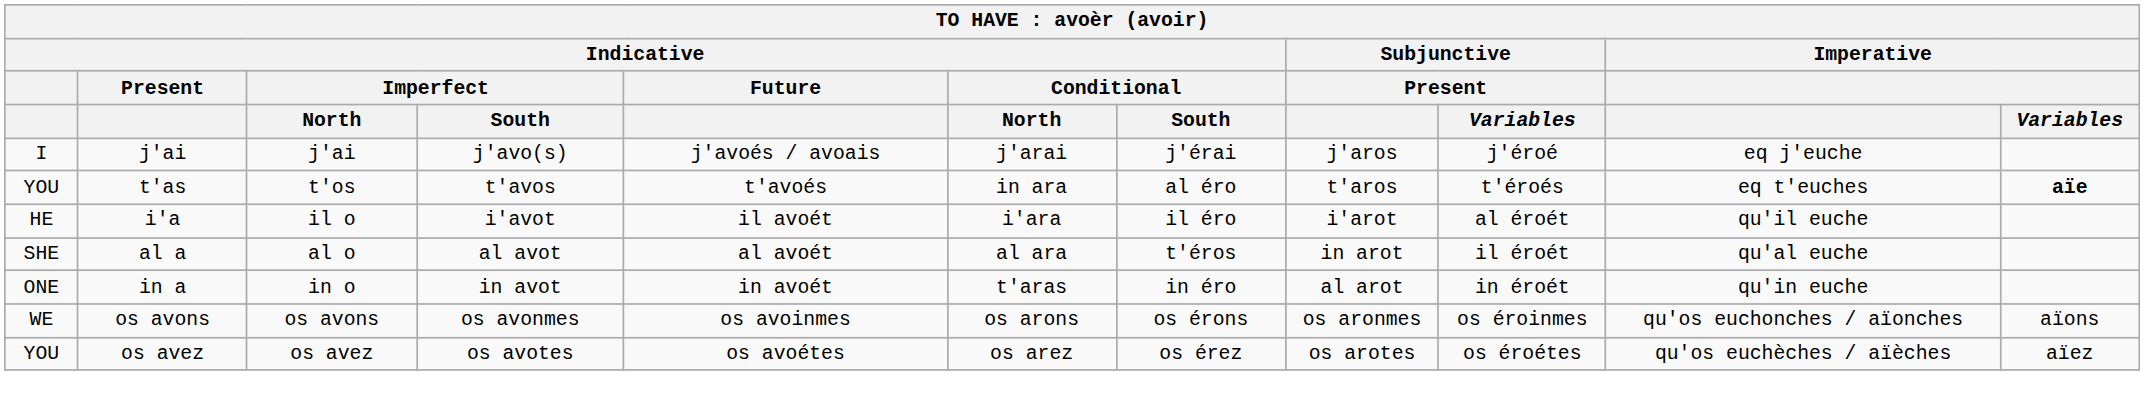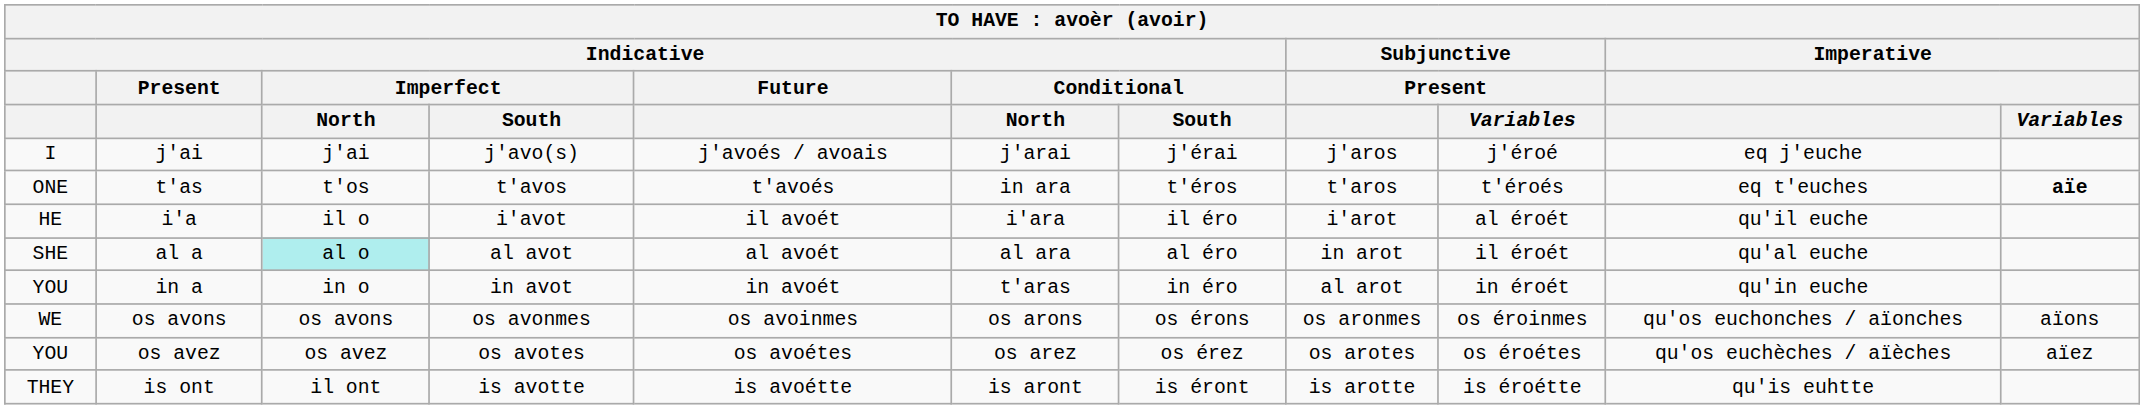(41, 187) YOU -> (50, 187) ONE
(1201, 187) al éro -> (1202, 187) t'éros
(332, 254) no background -> (346, 254) paleturquoise background
(1201, 254) t'éros -> (1202, 254) al éro
(41, 287) ONE -> (50, 287) YOU
+ row: (179, 387)
